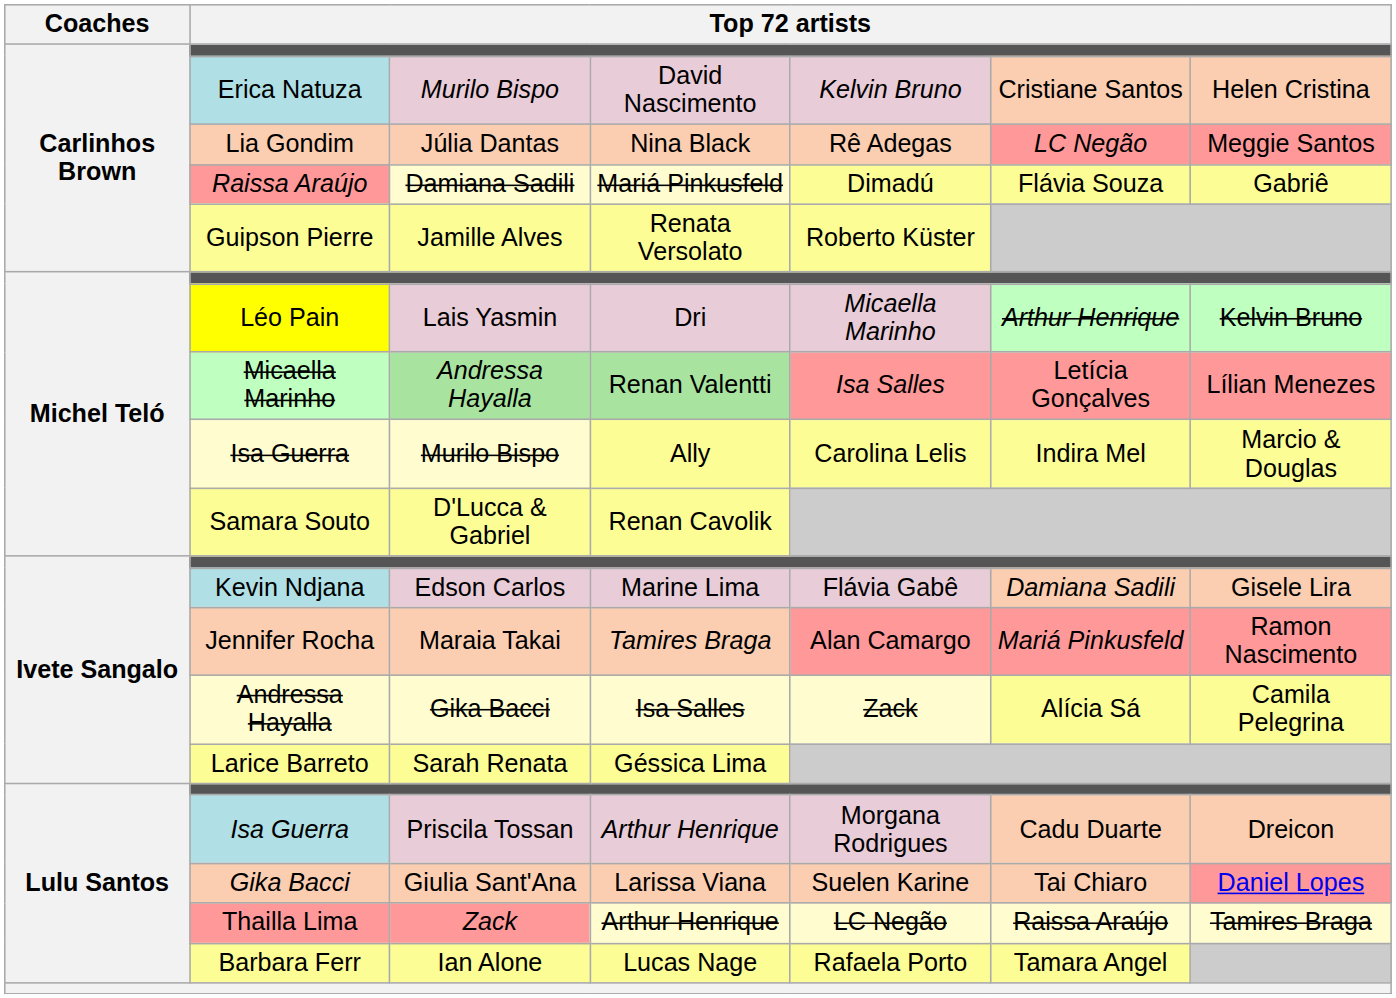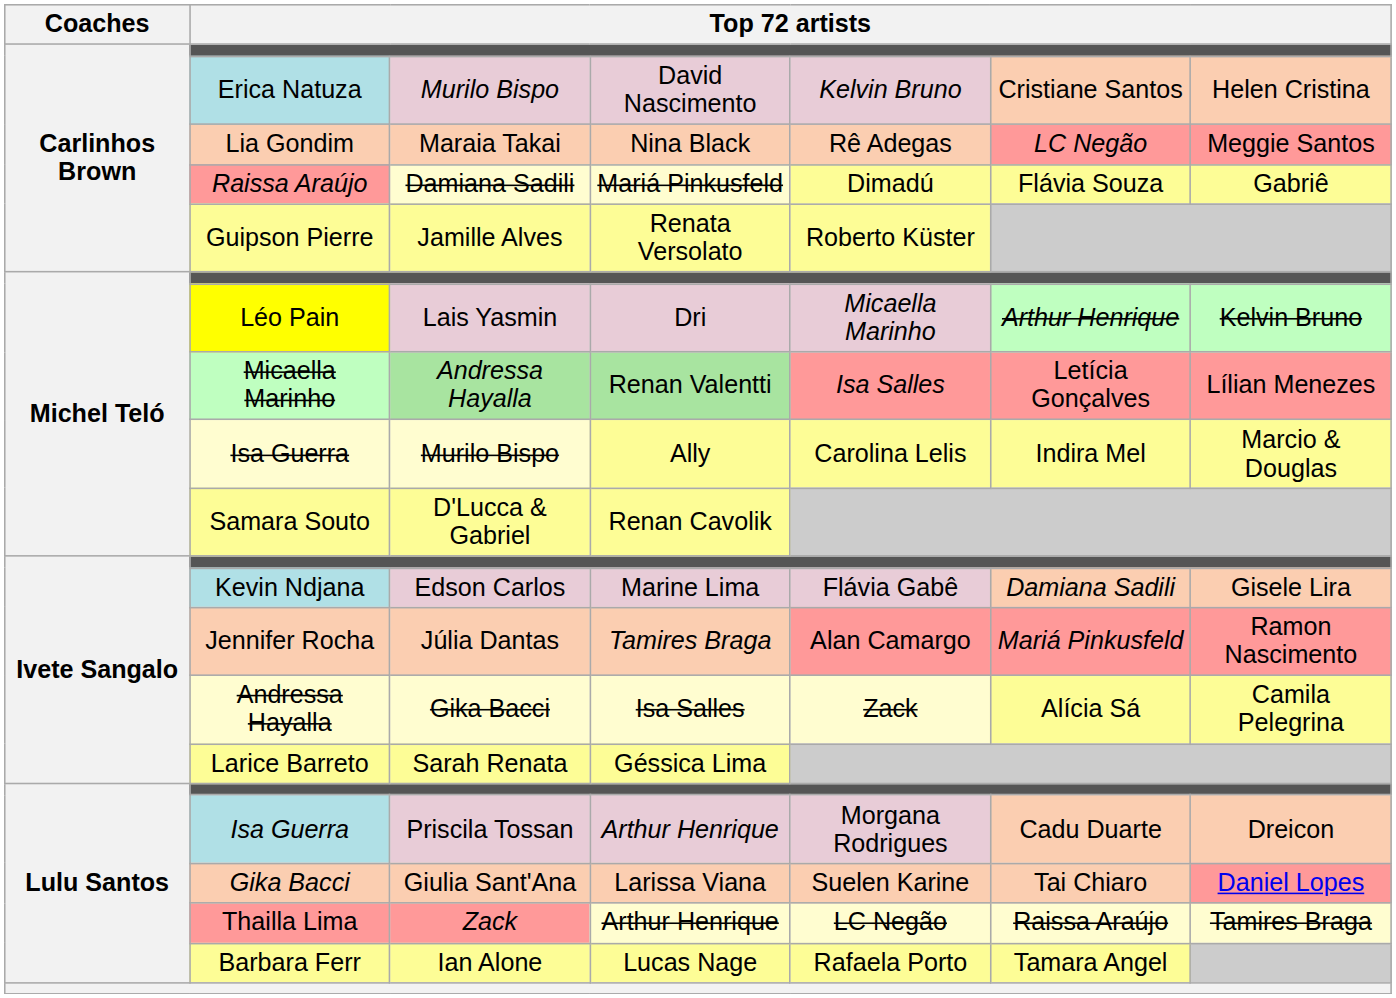(490, 143) Júlia Dantas -> (490, 143) Maraia Takai
(490, 641) Maraia Takai -> (490, 641) Júlia Dantas
